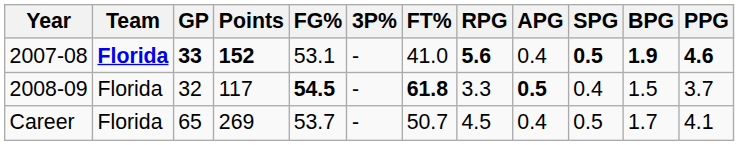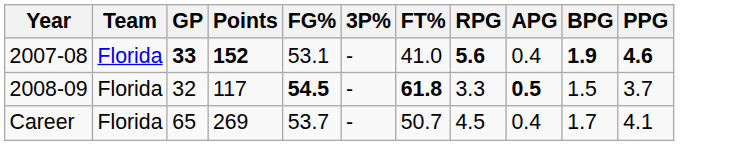- column: (596, 21)
(133, 55) bold -> (130, 55) normal
